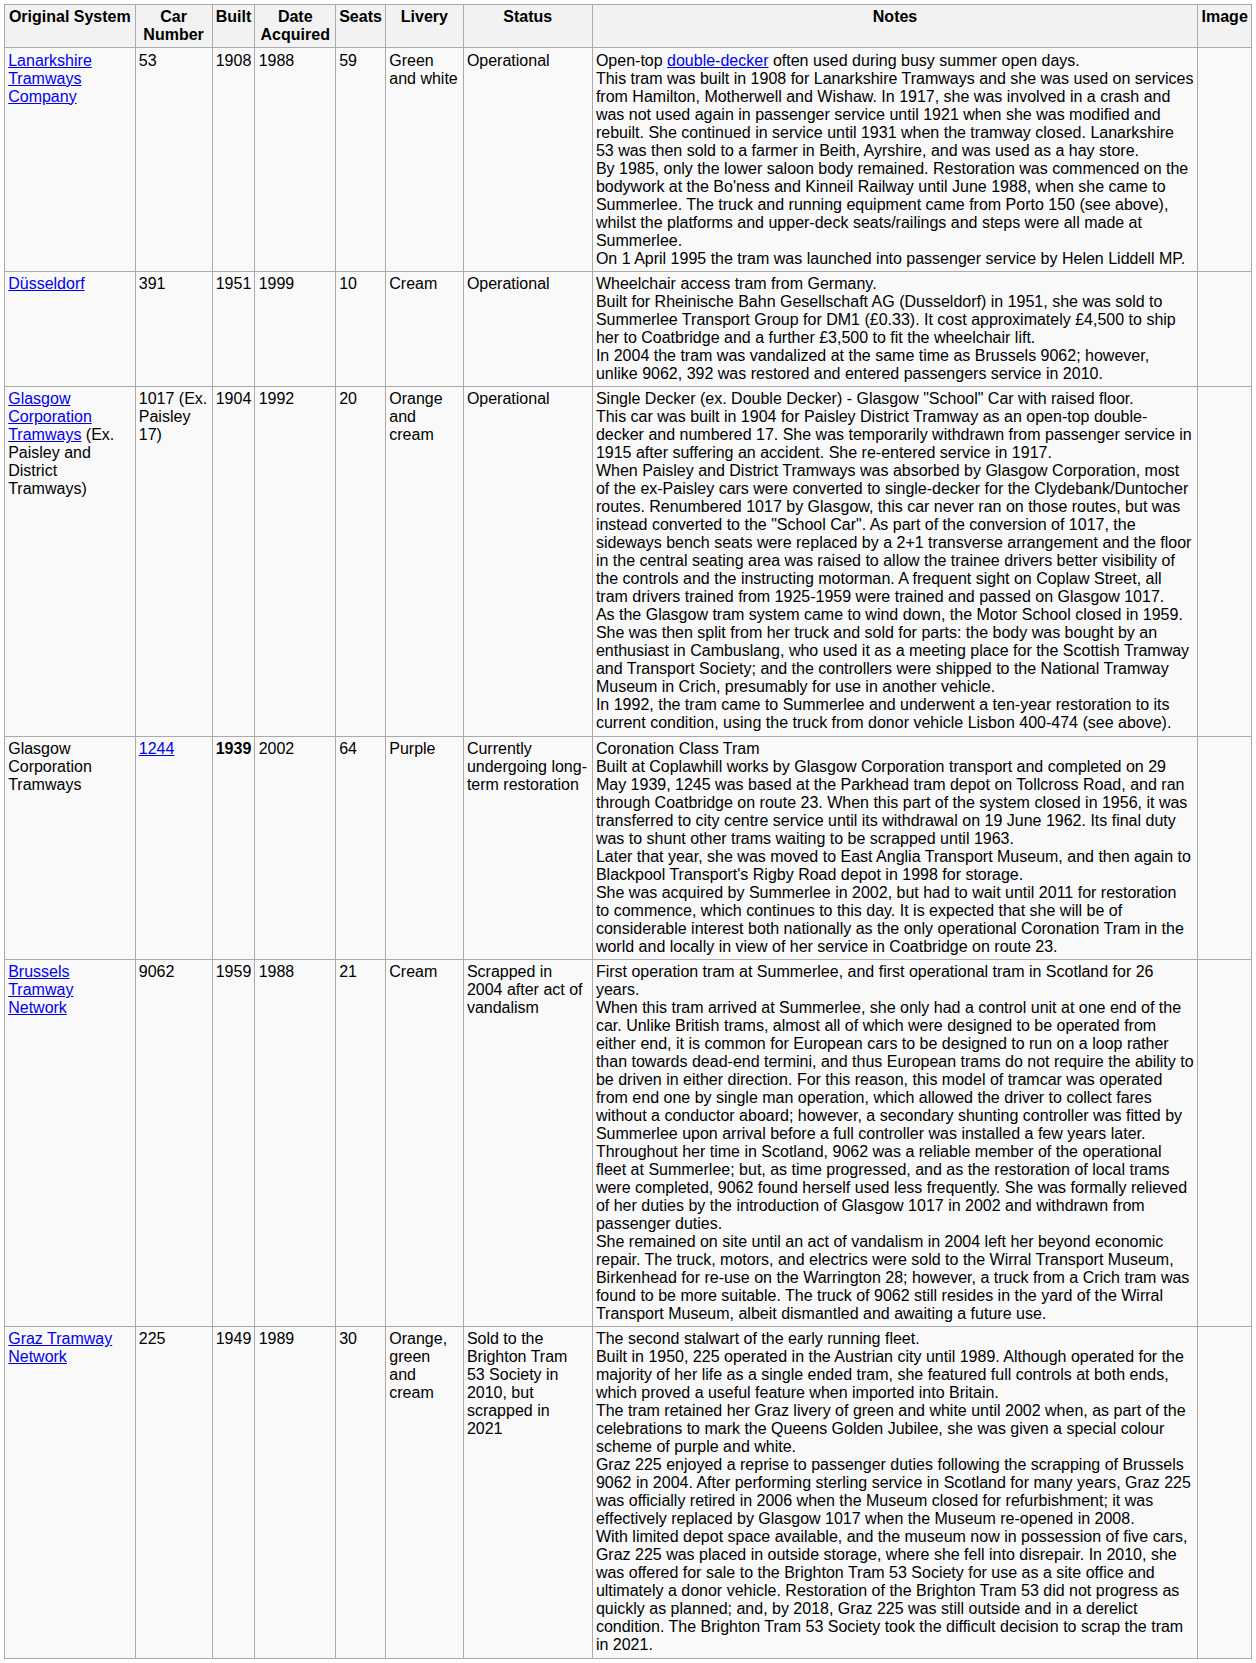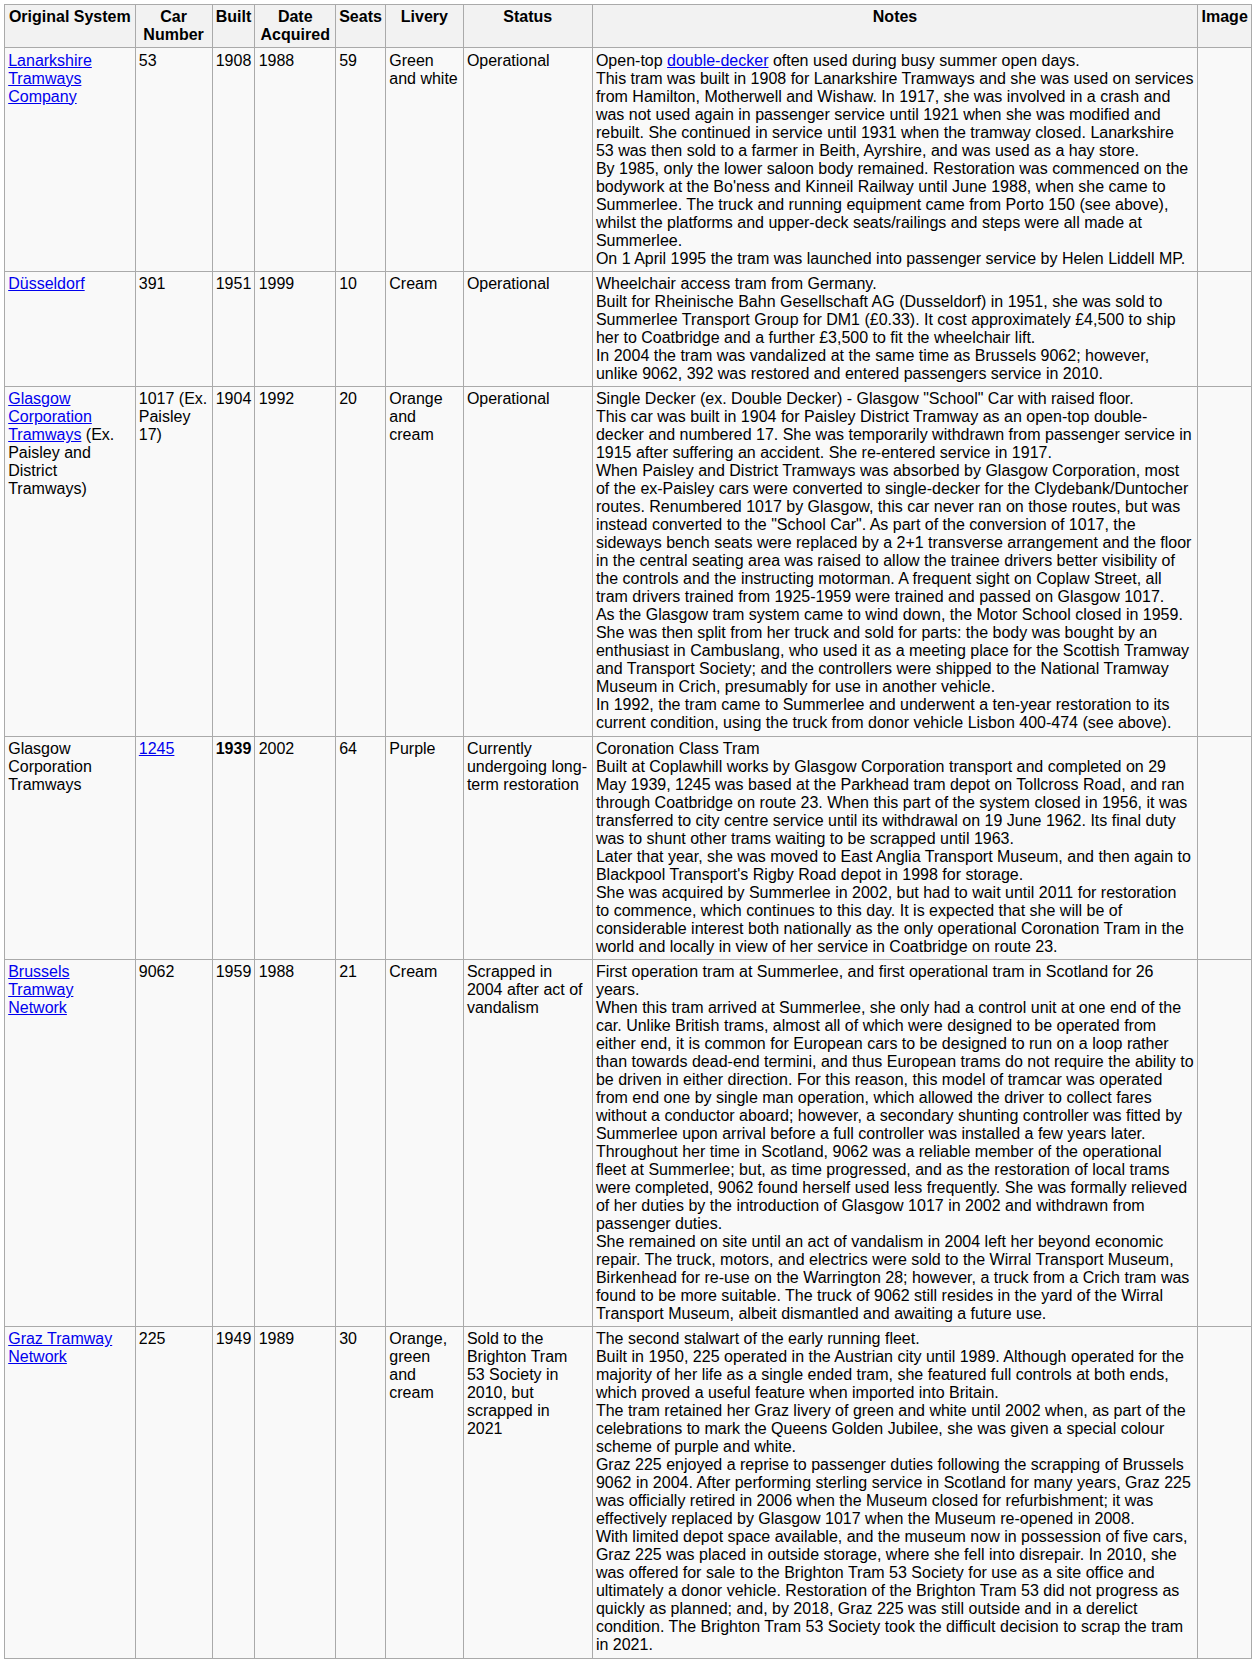(157, 748) 1244 -> (157, 748) 1245
